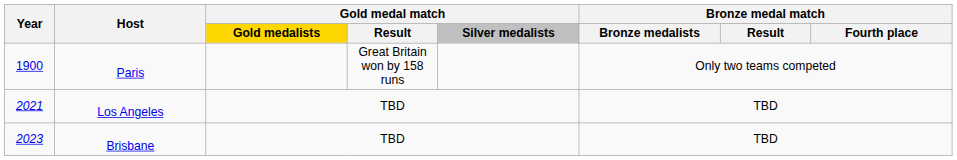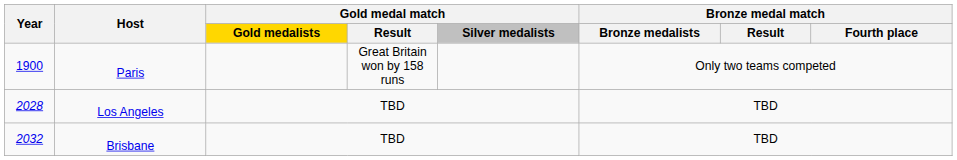(30, 106) 2021 -> (30, 106) 2028
(30, 139) 2023 -> (30, 139) 2032
